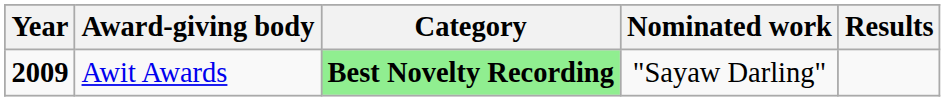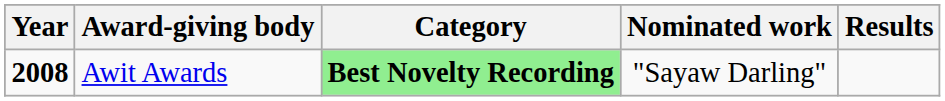(40, 72) 2009 -> (40, 72) 2008
